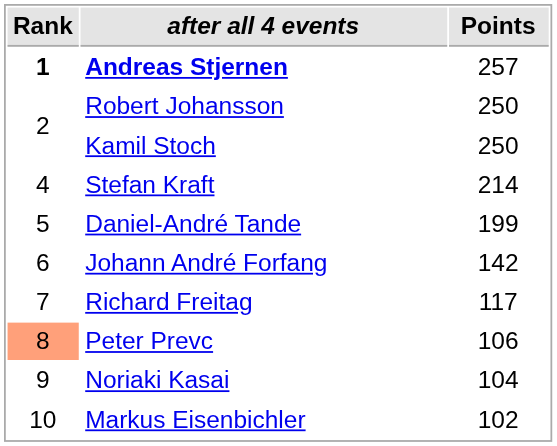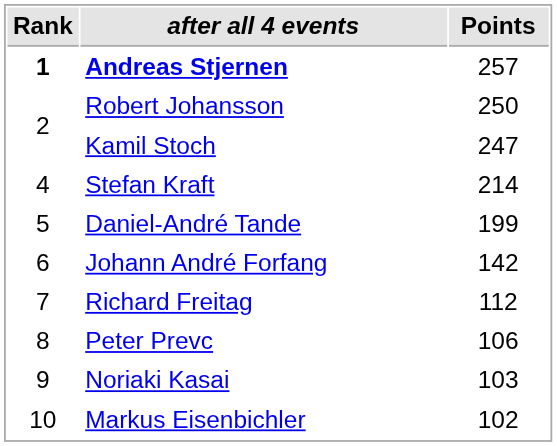(498, 146) 250 -> (498, 146) 247
(498, 302) 117 -> (498, 302) 112
(43, 341) lightsalmon background -> (43, 341) no background
(498, 380) 104 -> (498, 380) 103
